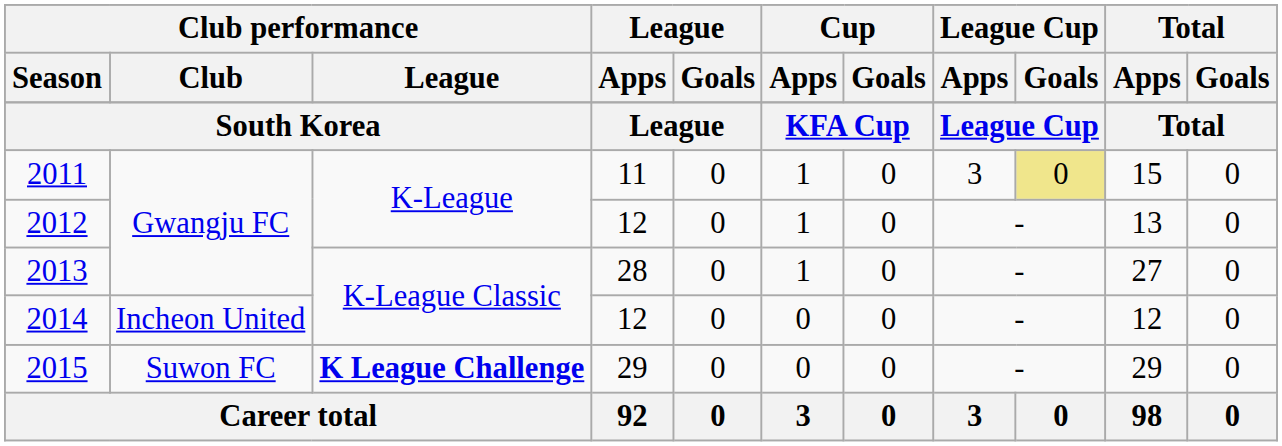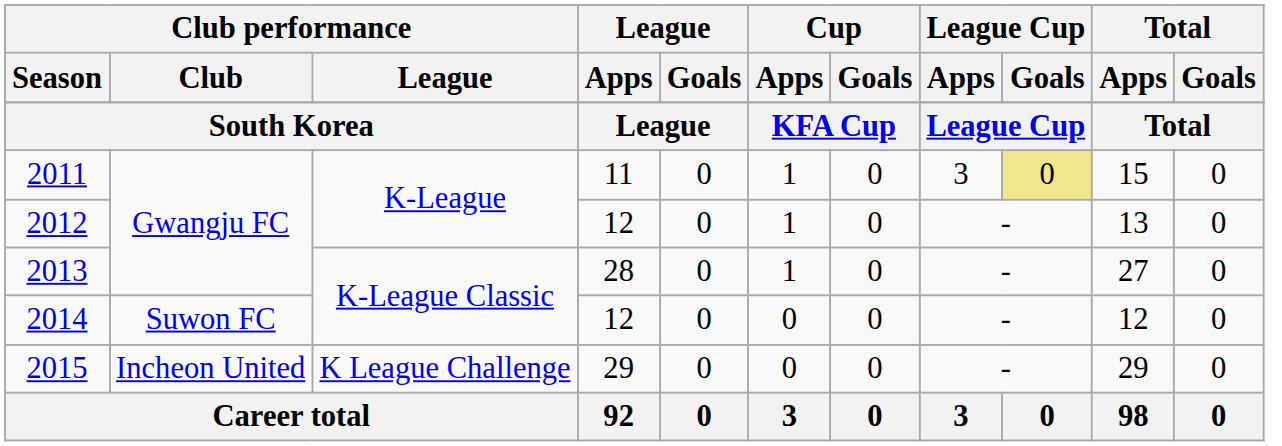(211, 319) Incheon United -> (211, 319) Suwon FC
(211, 367) Suwon FC -> (211, 367) Incheon United
(452, 367) bold -> (445, 367) normal
